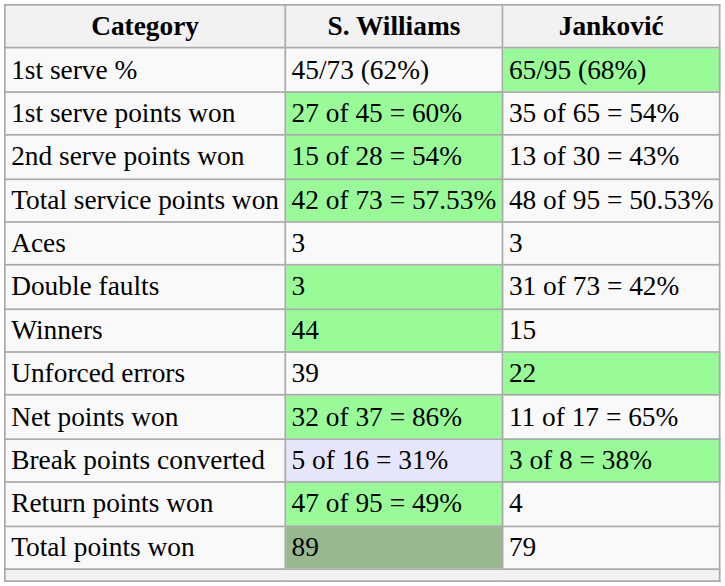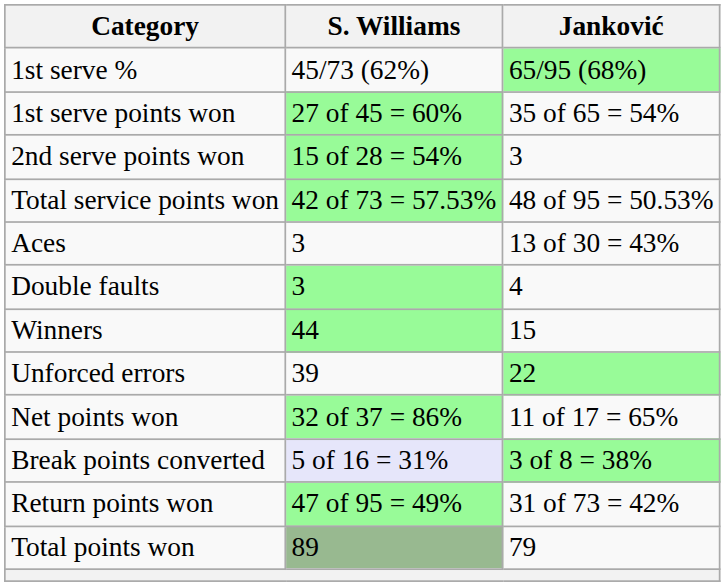(594, 156) 13 of 30 = 43% -> (516, 156) 3
(516, 243) 3 -> (594, 243) 13 of 30 = 43%
(594, 286) 31 of 73 = 42% -> (516, 286) 4
(516, 503) 4 -> (594, 503) 31 of 73 = 42%
